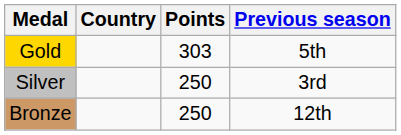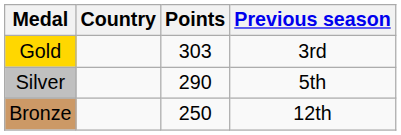(312, 51) 5th -> (312, 51) 3rd
(195, 82) 250 -> (195, 82) 290
(312, 82) 3rd -> (312, 82) 5th
